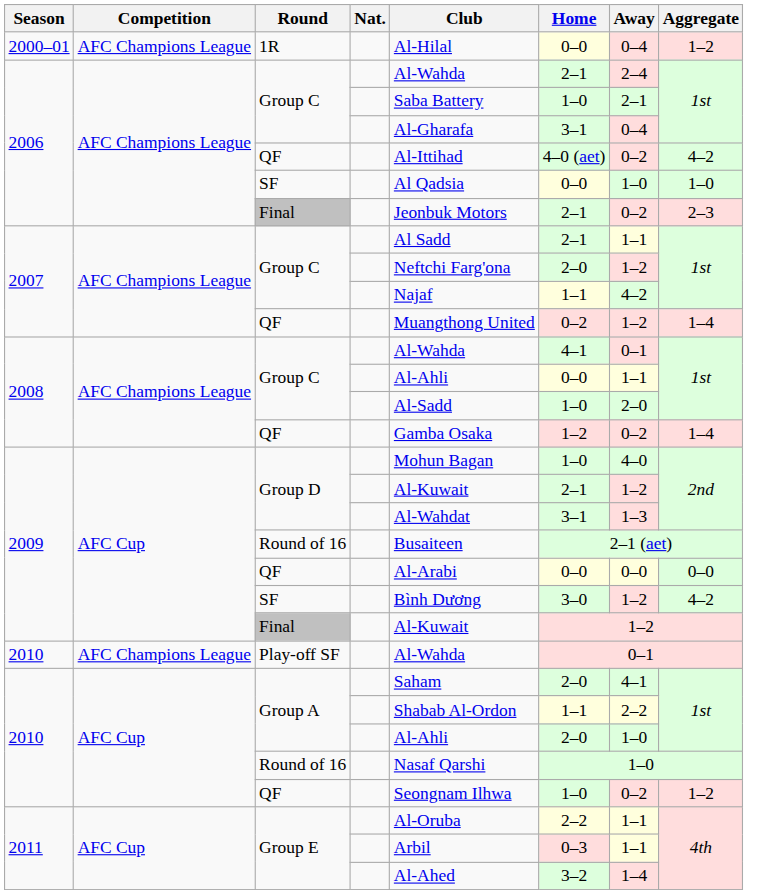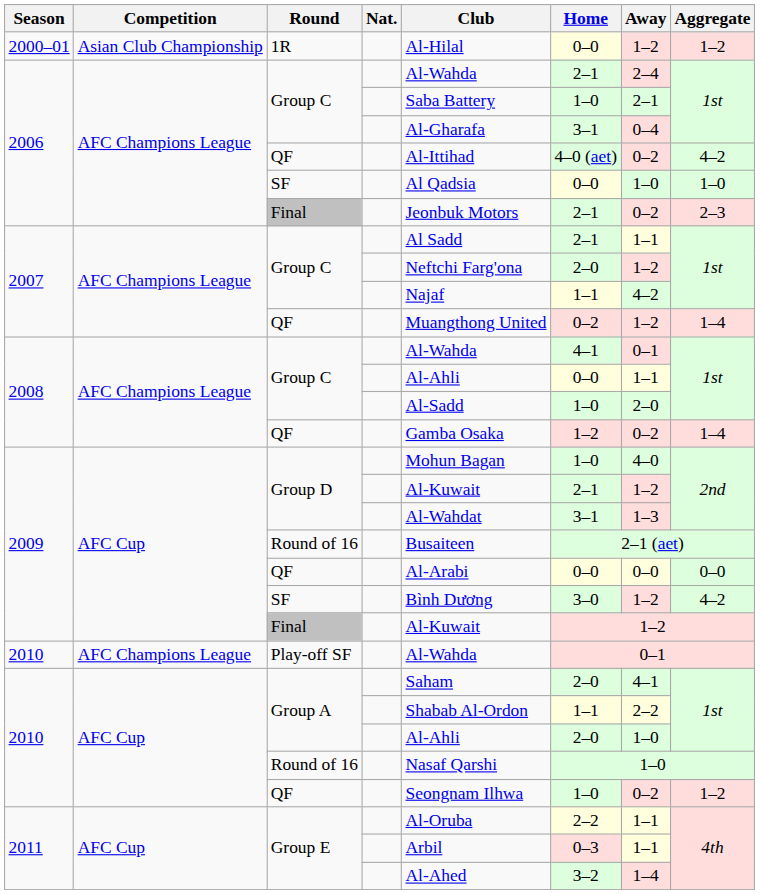(164, 45) AFC Champions League -> (170, 45) Asian Club Championship
(634, 45) 0–4 -> (646, 45) 1–2
